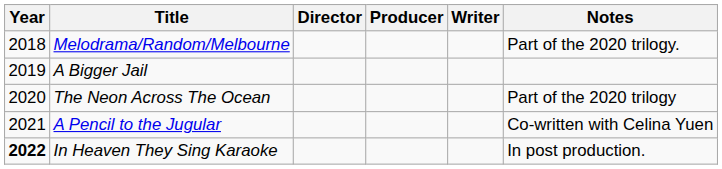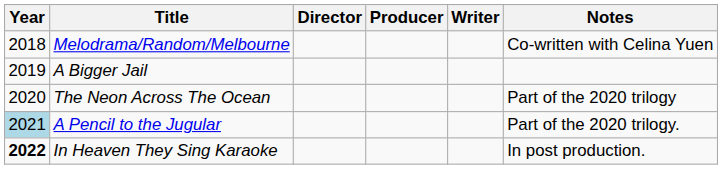(593, 44) Part of the 2020 trilogy. -> (610, 44) Co-written with Celina Yuen
(27, 124) no background -> (27, 124) lightblue background
(610, 124) Co-written with Celina Yuen -> (593, 124) Part of the 2020 trilogy.
